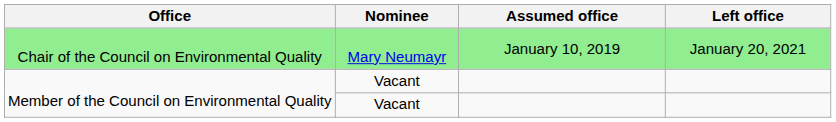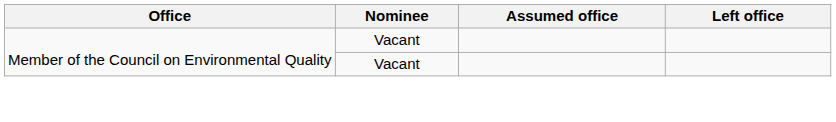- row: (170, 57)
